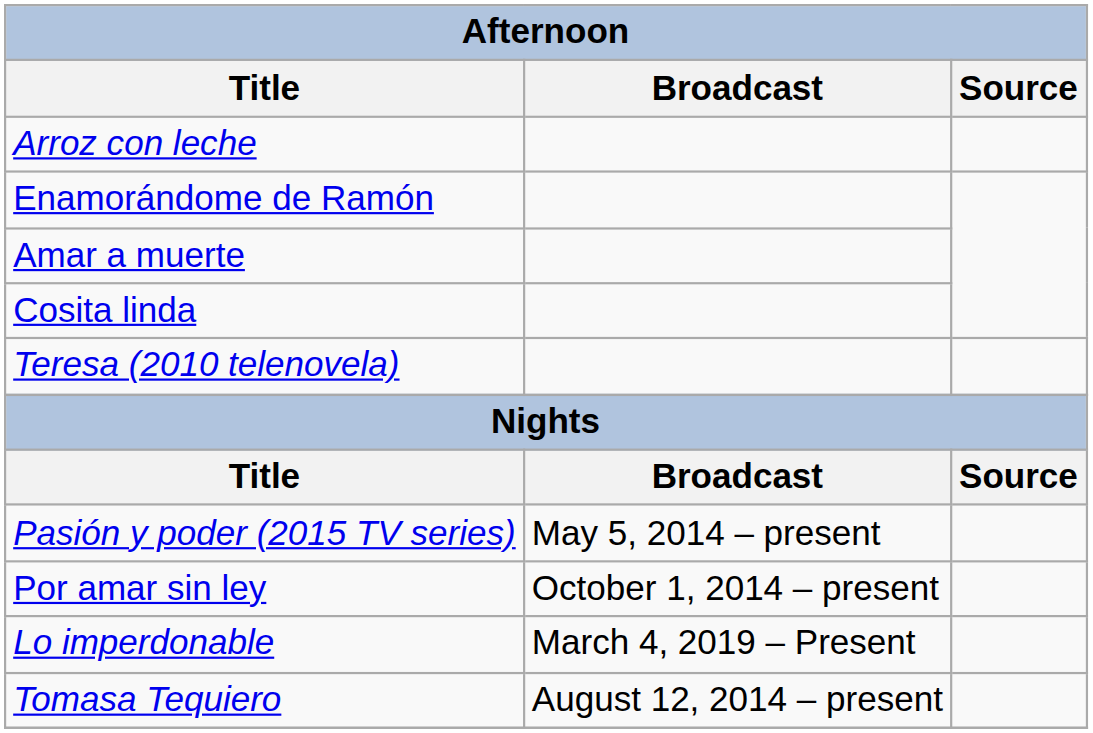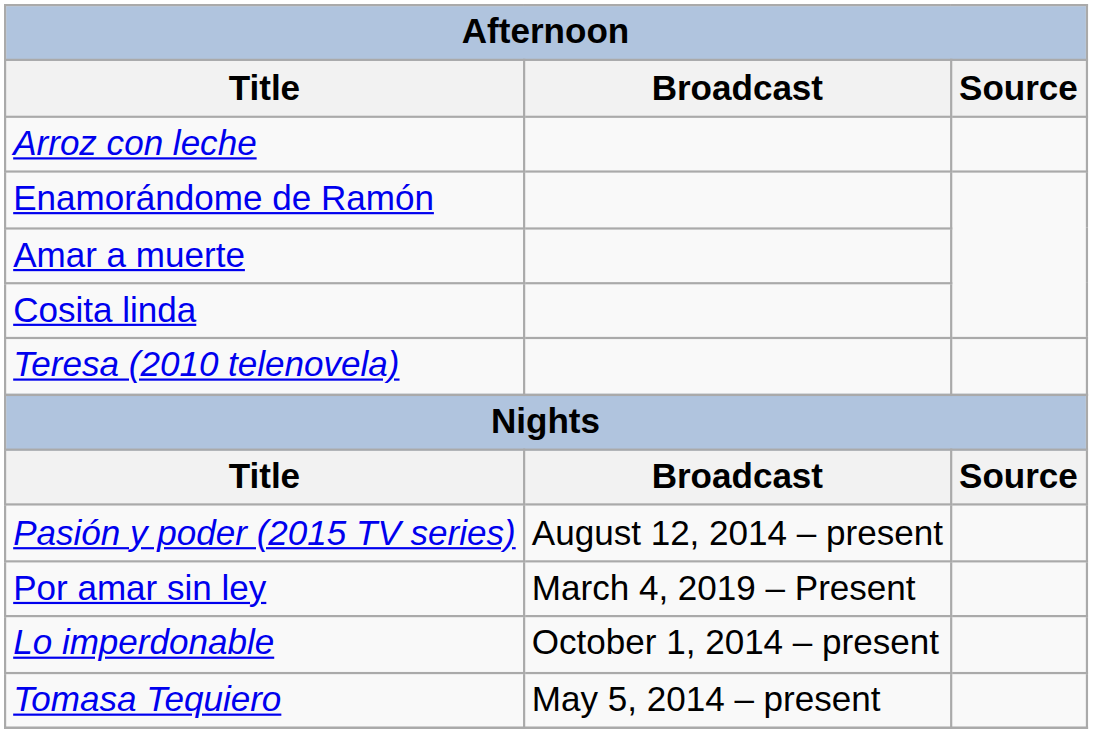(706, 532) May 5, 2014 – present -> (737, 532) August 12, 2014 – present
(735, 587) October 1, 2014 – present -> (724, 587) March 4, 2019 – Present
(724, 643) March 4, 2019 – Present -> (735, 643) October 1, 2014 – present
(737, 699) August 12, 2014 – present -> (706, 699) May 5, 2014 – present
